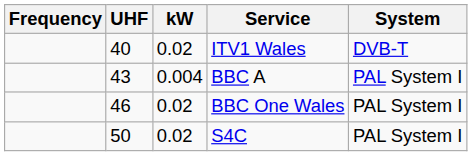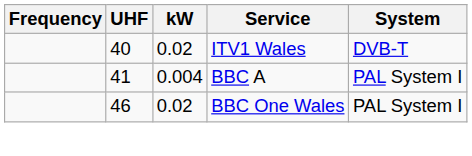(121, 77) 43 -> (121, 77) 41
- row: (229, 135)
